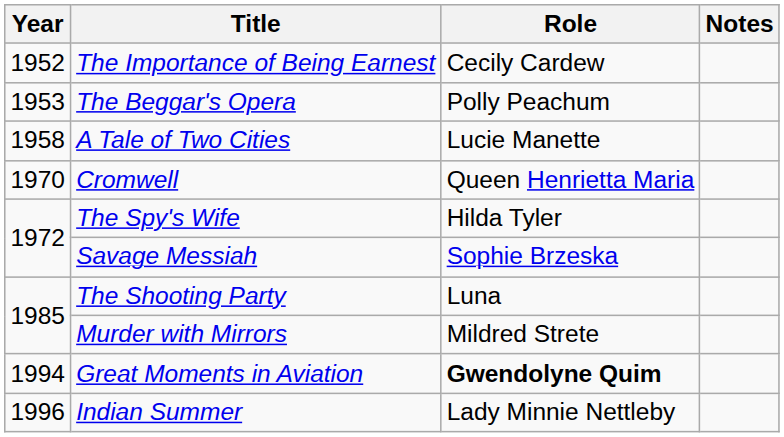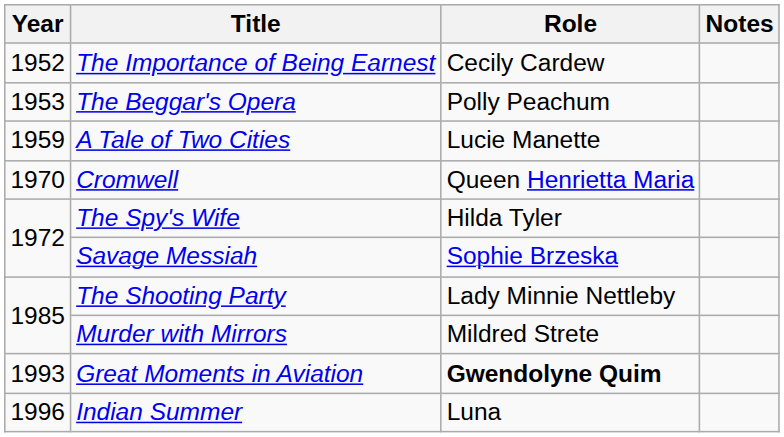(38, 140) 1958 -> (38, 140) 1959
(474, 295) Luna -> (561, 295) Lady Minnie Nettleby
(38, 373) 1994 -> (38, 373) 1993
(561, 412) Lady Minnie Nettleby -> (474, 412) Luna
